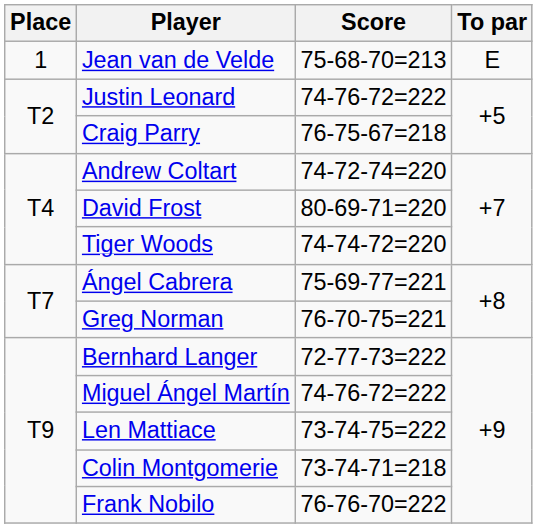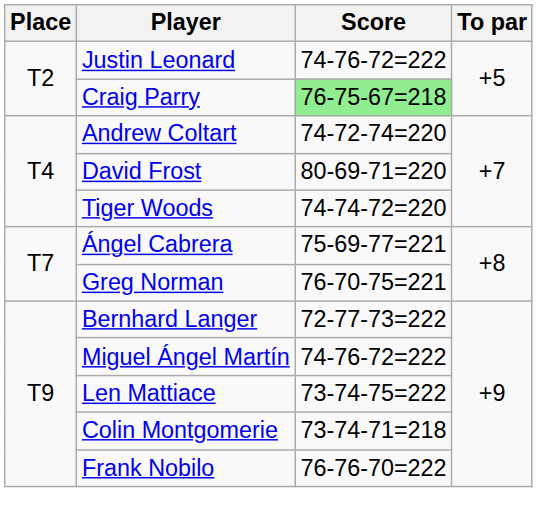- row: (178, 60)
(374, 134) no background -> (374, 97) lightgreen background
